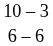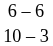rows swapped: (26, 11) <-> (26, 36)
